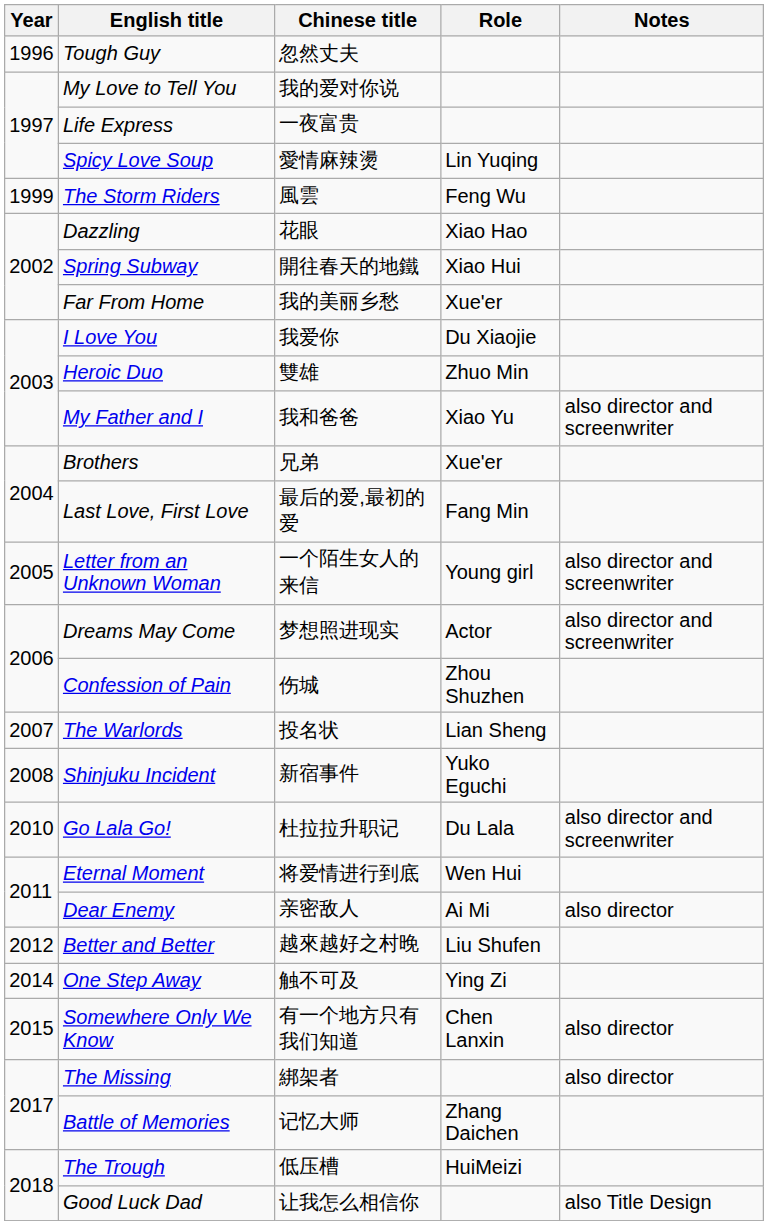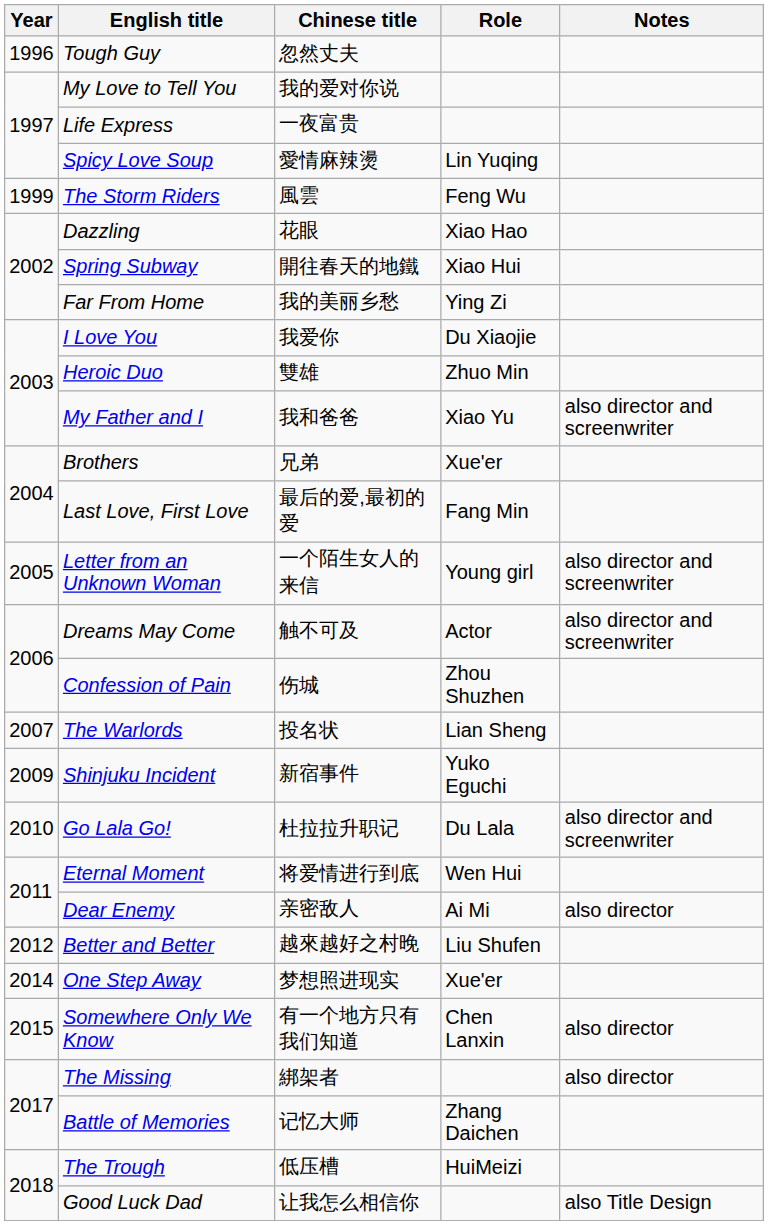(474, 302) Xue'er -> (476, 302) Ying Zi
(339, 630) 梦想照进现实 -> (319, 630) 触不可及
(31, 775) 2008 -> (31, 775) 2009
(319, 979) 触不可及 -> (339, 979) 梦想照进现实
(476, 980) Ying Zi -> (474, 980) Xue'er
